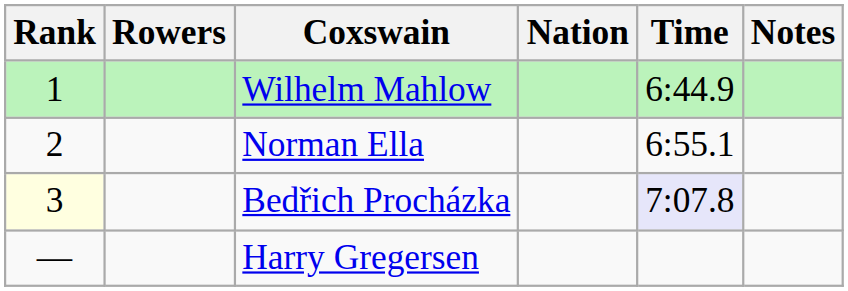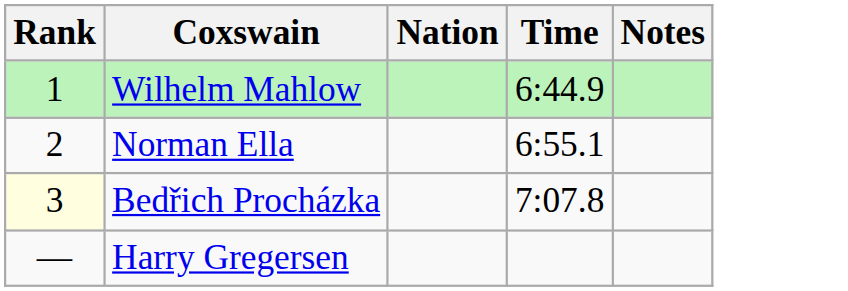- column: (169, 32)
(690, 200) lavender background -> (560, 200) no background
